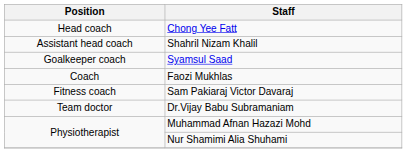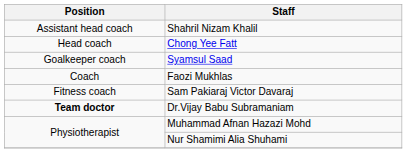rows swapped: (202, 28) <-> (212, 44)
(85, 108) normal -> (85, 108) bold
